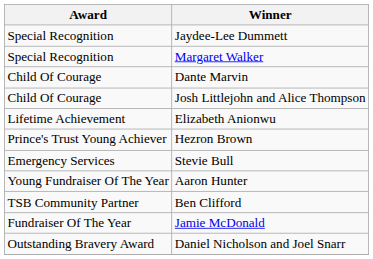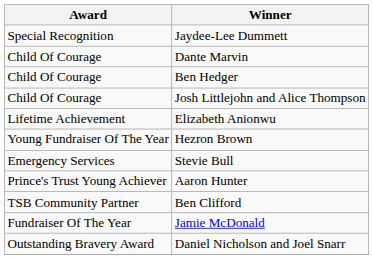- row: (219, 56)
+ row: (206, 77)
(87, 139) Prince's Trust Young Achiever -> (88, 139) Young Fundraiser Of The Year
(88, 181) Young Fundraiser Of The Year -> (87, 181) Prince's Trust Young Achiever
